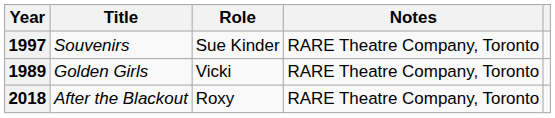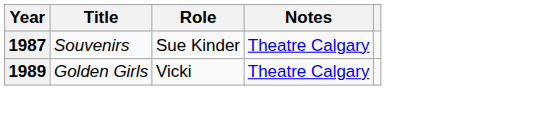(27, 44) 1997 -> (27, 44) 1987
(413, 44) RARE Theatre Company, Toronto -> (309, 44) Theatre Calgary
(413, 71) RARE Theatre Company, Toronto -> (309, 71) Theatre Calgary
- row: (121, 98)
